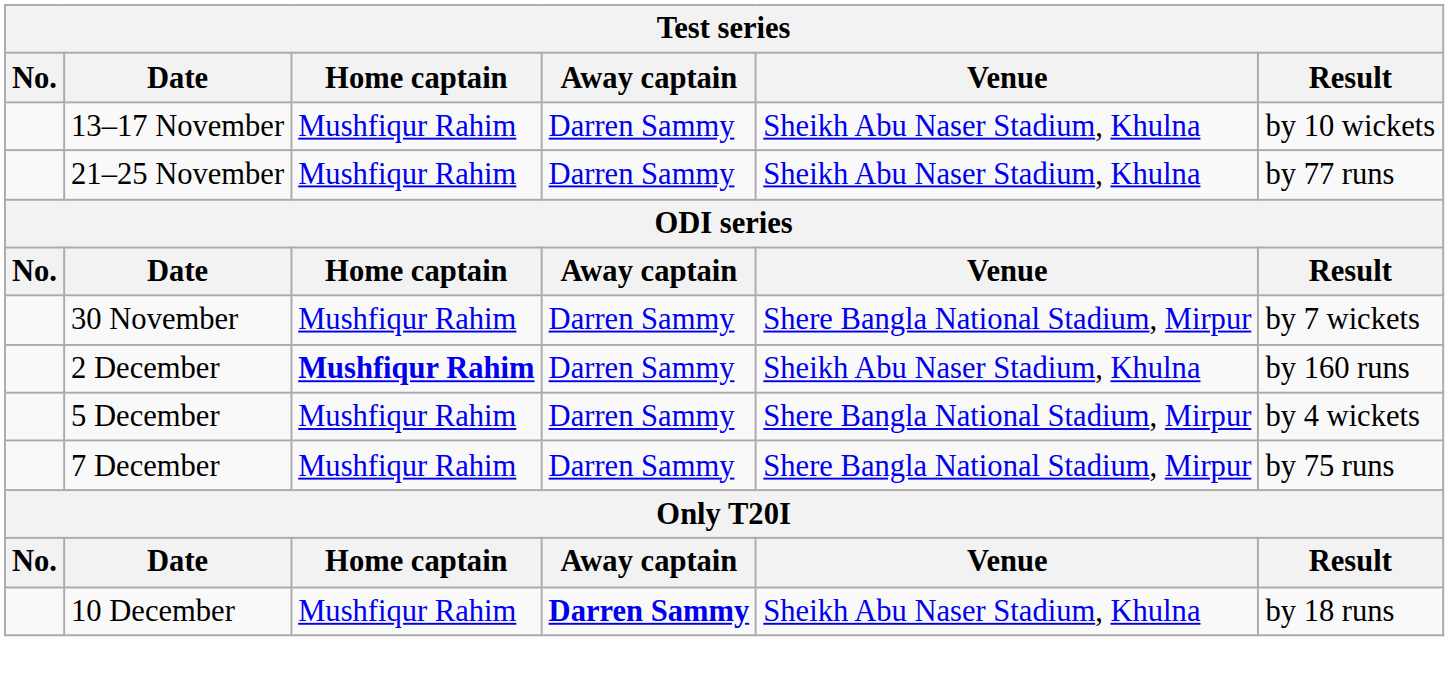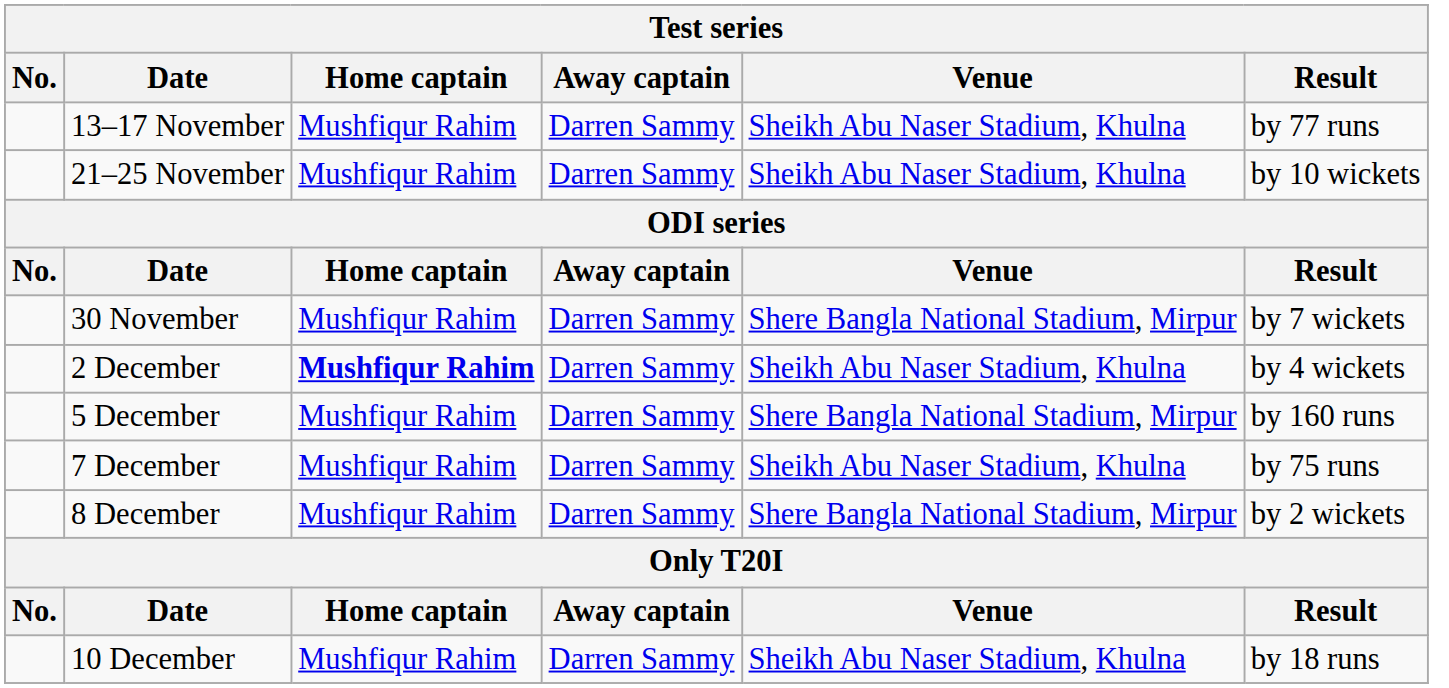(1350, 125) by 10 wickets -> (1315, 125) by 77 runs
(1330, 174) by 77 runs -> (1336, 174) by 10 wickets
(1338, 367) by 160 runs -> (1328, 367) by 4 wickets
(1343, 416) by 4 wickets -> (1323, 416) by 160 runs
(1007, 464) Shere Bangla National Stadium, Mirpur -> (967, 464) Sheikh Abu Naser Stadium, Khulna
+ row: (145, 513)
(649, 610) bold -> (642, 658) normal
